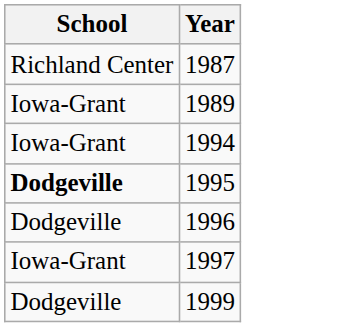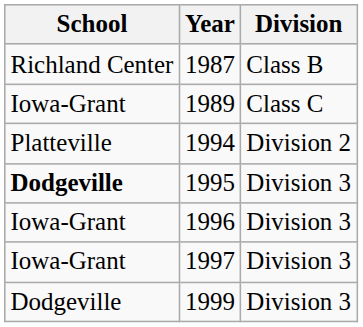+ column: (299, 24)
(68, 143) Iowa-Grant -> (61, 143) Platteville
(66, 222) Dodgeville -> (68, 222) Iowa-Grant
